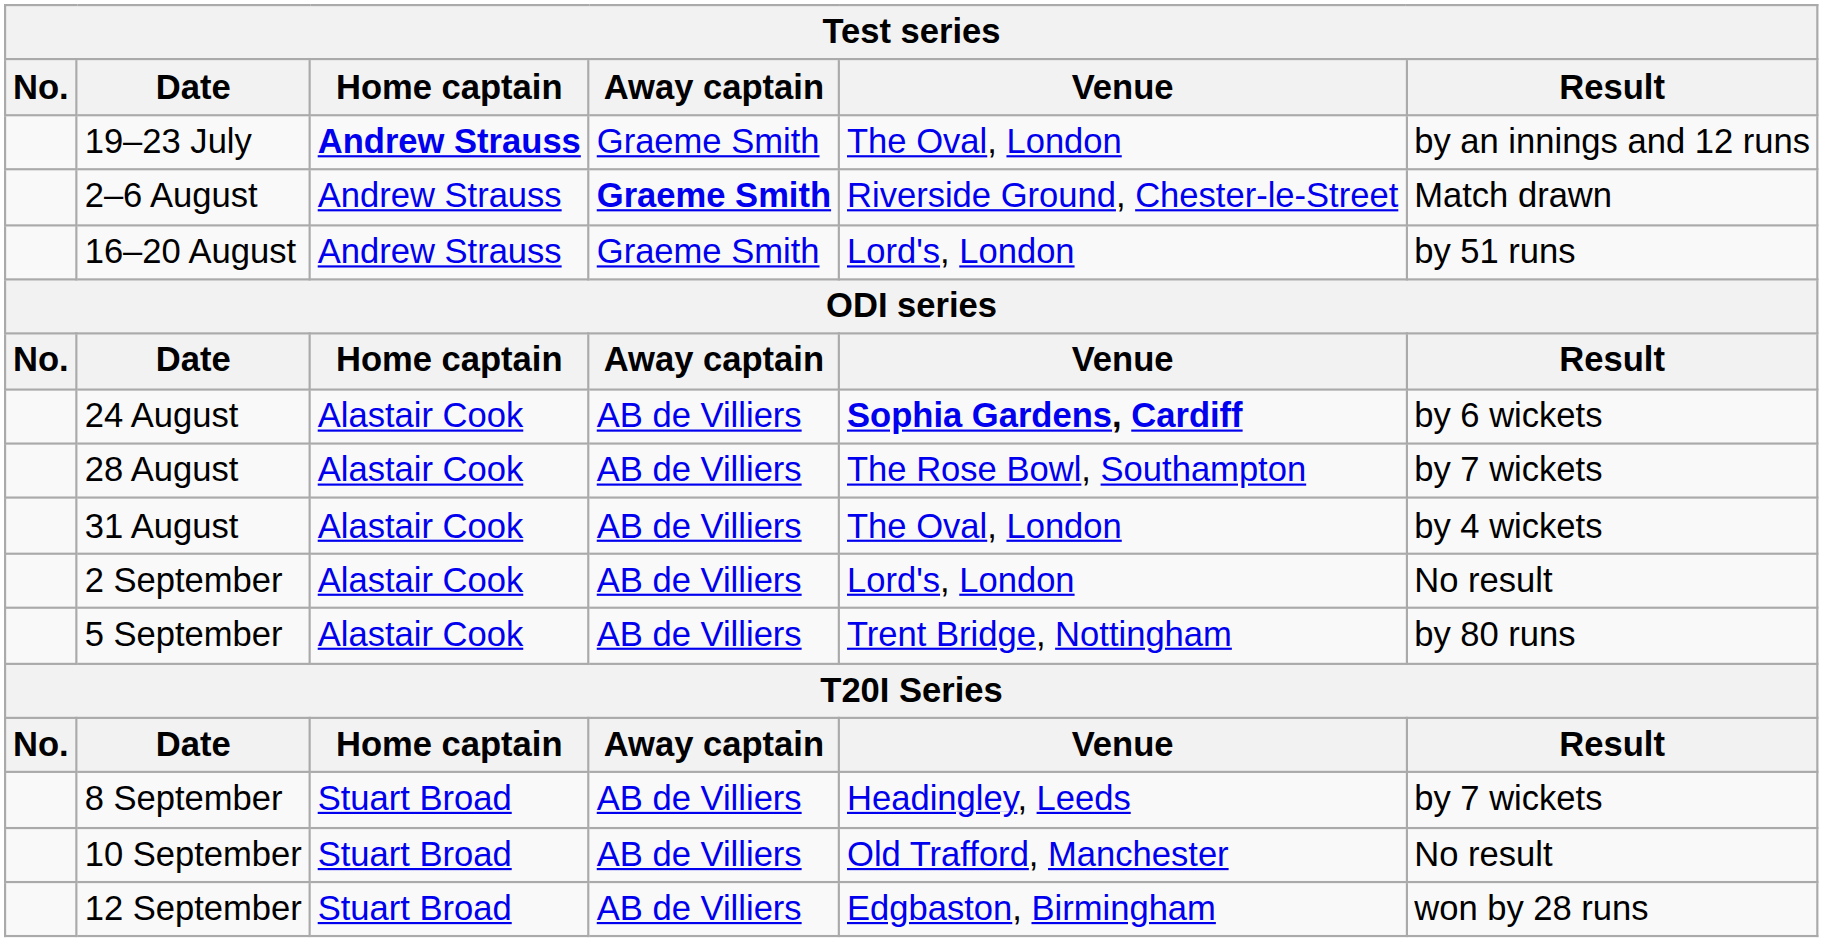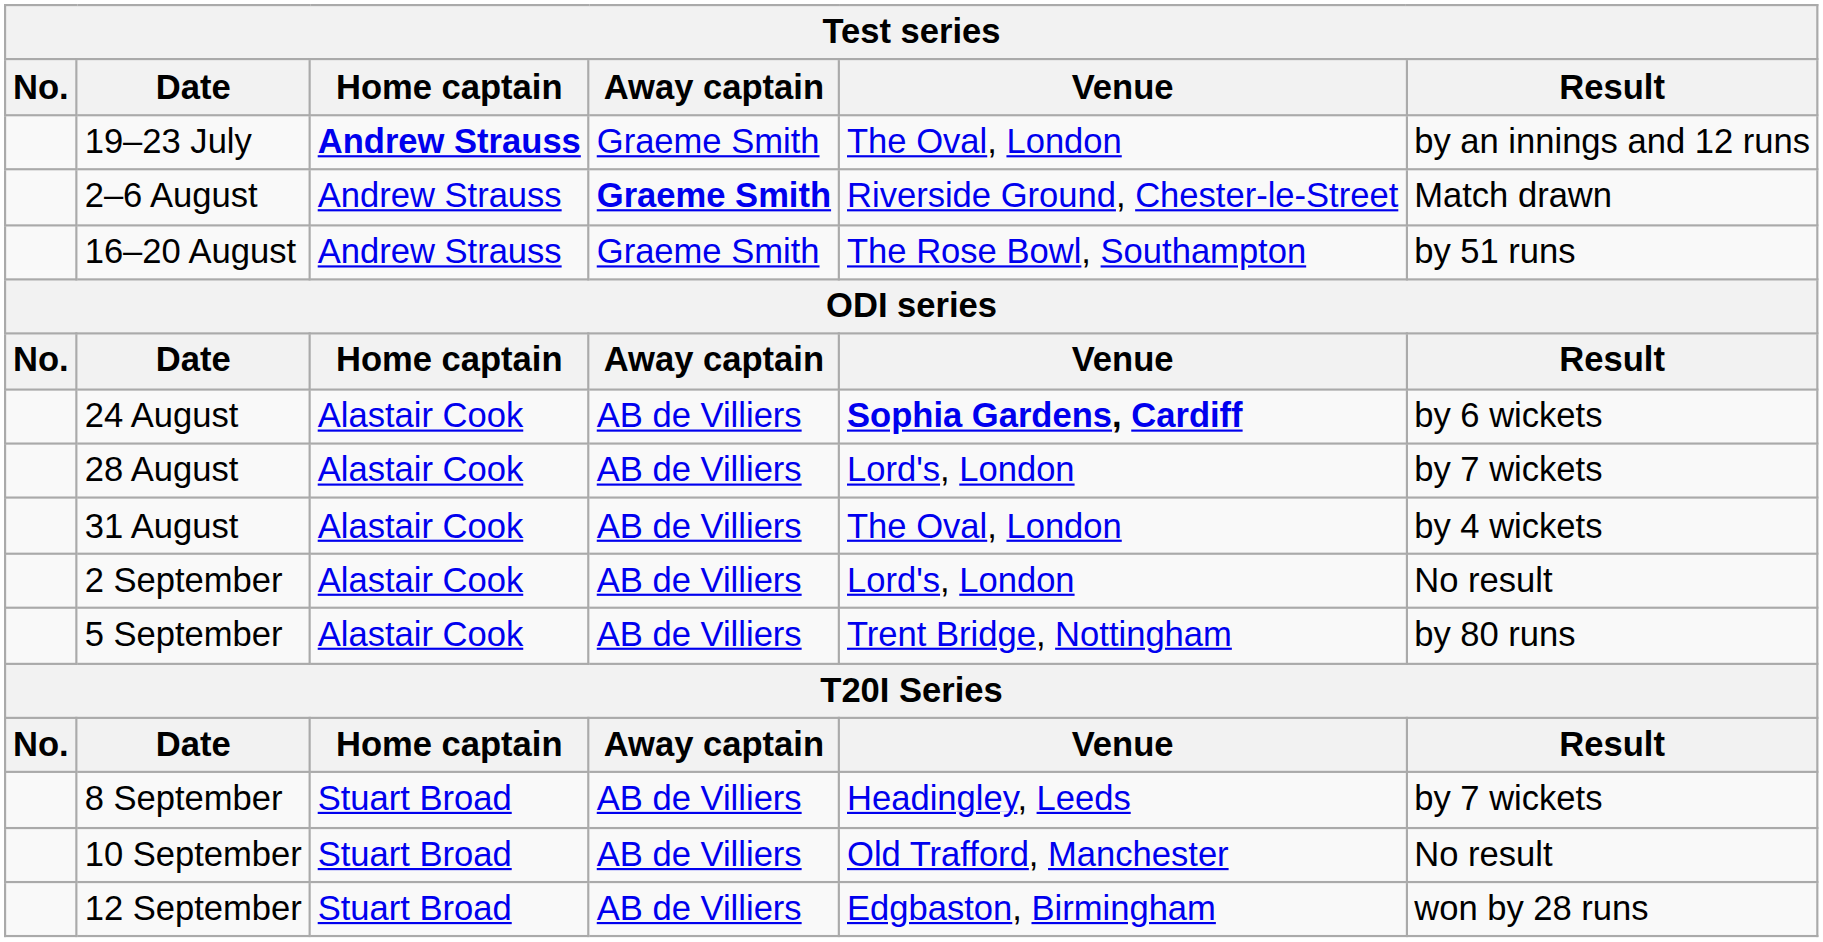(961, 251) Lord's, London -> (1077, 251) The Rose Bowl, Southampton
(1077, 470) The Rose Bowl, Southampton -> (961, 470) Lord's, London
